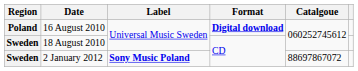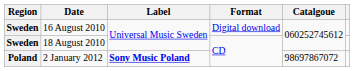(23, 27) Poland -> (23, 27) Sweden
(248, 27) bold -> (246, 27) normal
(23, 58) Sweden -> (23, 58) Poland
(315, 58) 88697867072 -> (311, 58) 98697867072
